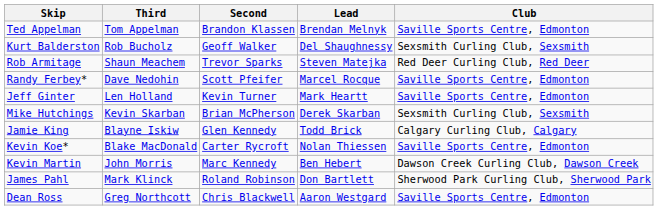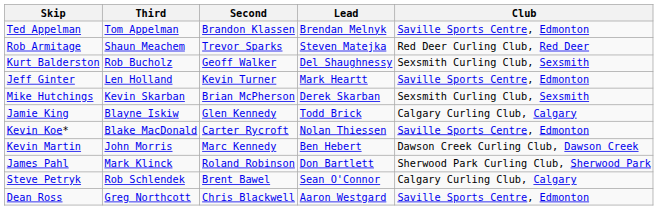rows swapped: (44, 63) <-> (53, 46)
- row: (47, 80)
+ row: (44, 180)
